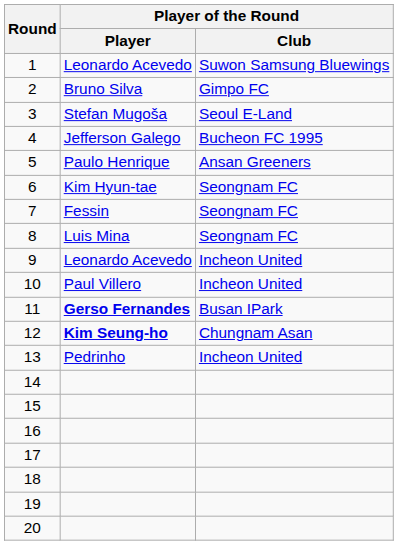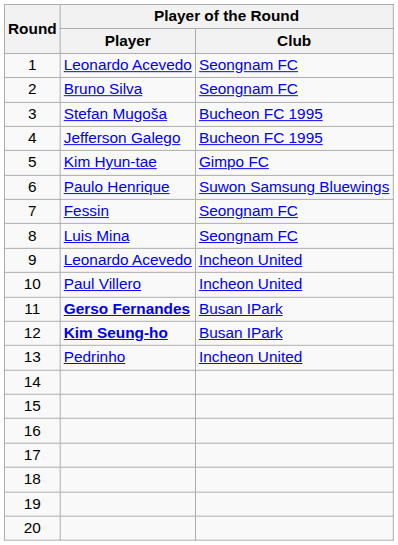(294, 65) Suwon Samsung Bluewings -> (248, 65) Seongnam FC
(234, 89) Gimpo FC -> (248, 89) Seongnam FC
(245, 114) Seoul E-Land -> (261, 114) Bucheon FC 1995
(117, 162) Paulo Henrique -> (110, 162) Kim Hyun-tae
(255, 162) Ansan Greeners -> (234, 162) Gimpo FC
(110, 187) Kim Hyun-tae -> (117, 187) Paulo Henrique
(248, 187) Seongnam FC -> (294, 187) Suwon Samsung Bluewings
(256, 333) Chungnam Asan -> (241, 333) Busan IPark
